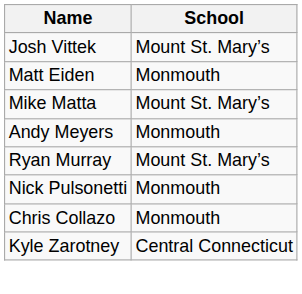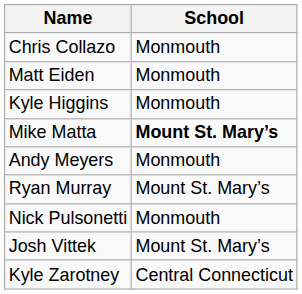rows swapped: (62, 217) <-> (52, 47)
+ row: (58, 103)
(203, 103) normal -> (207, 132) bold
